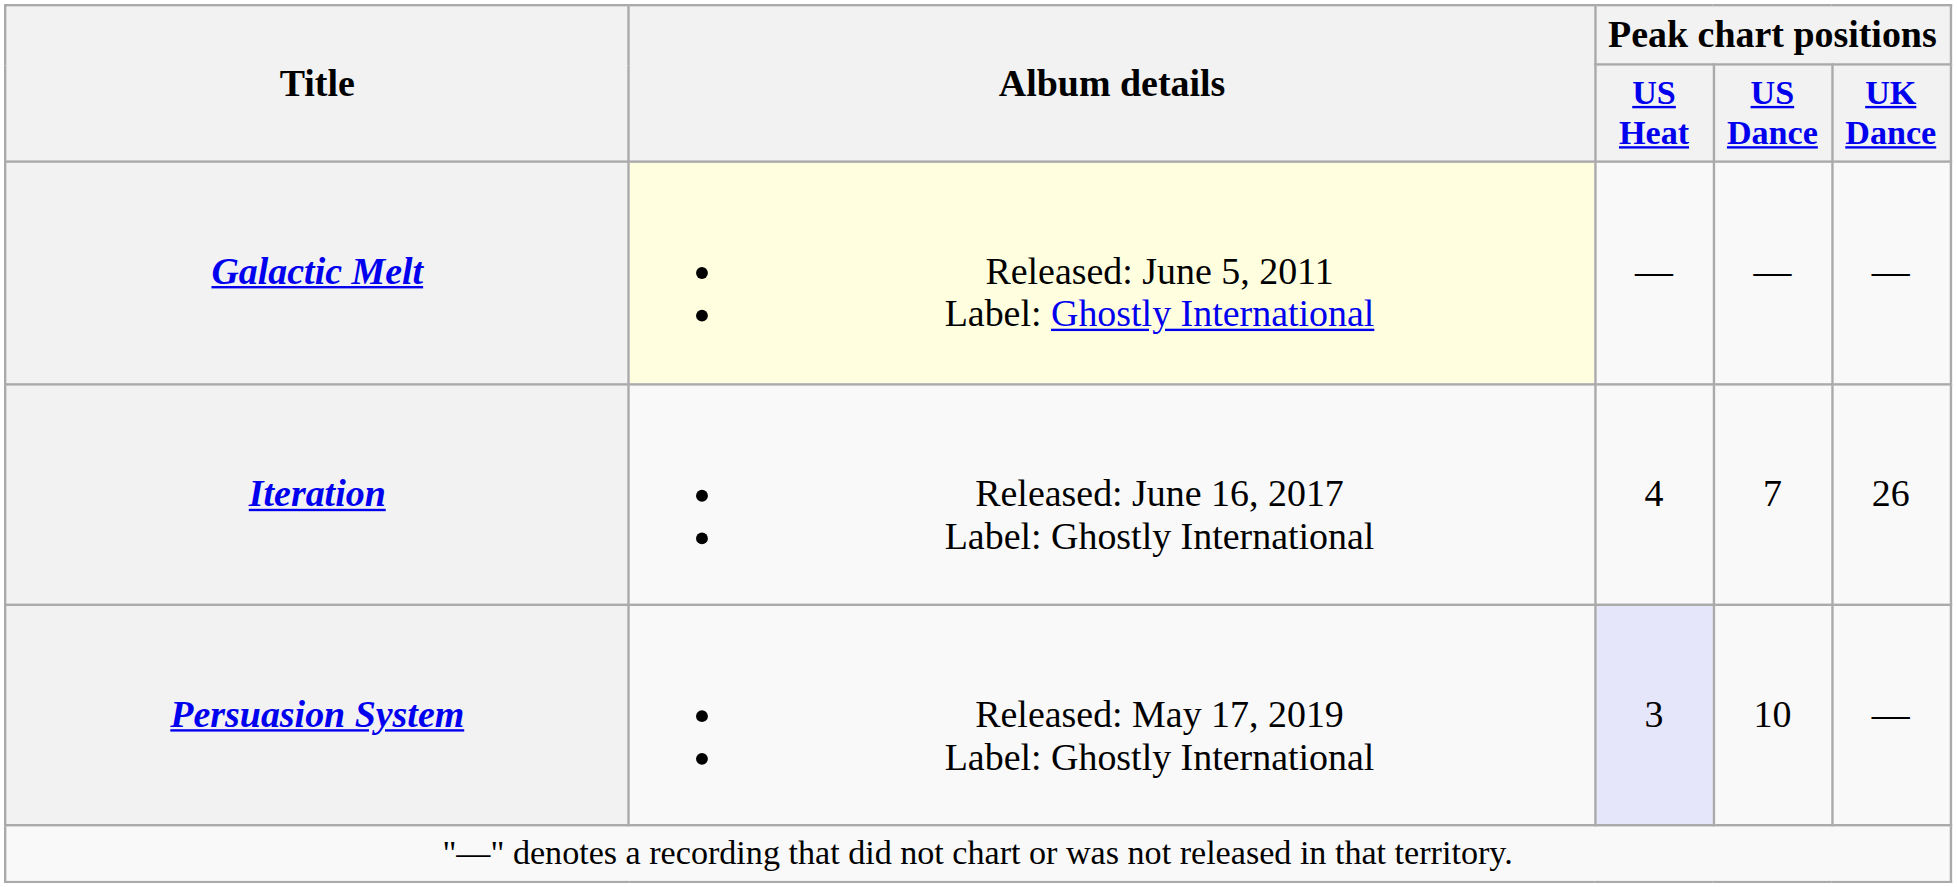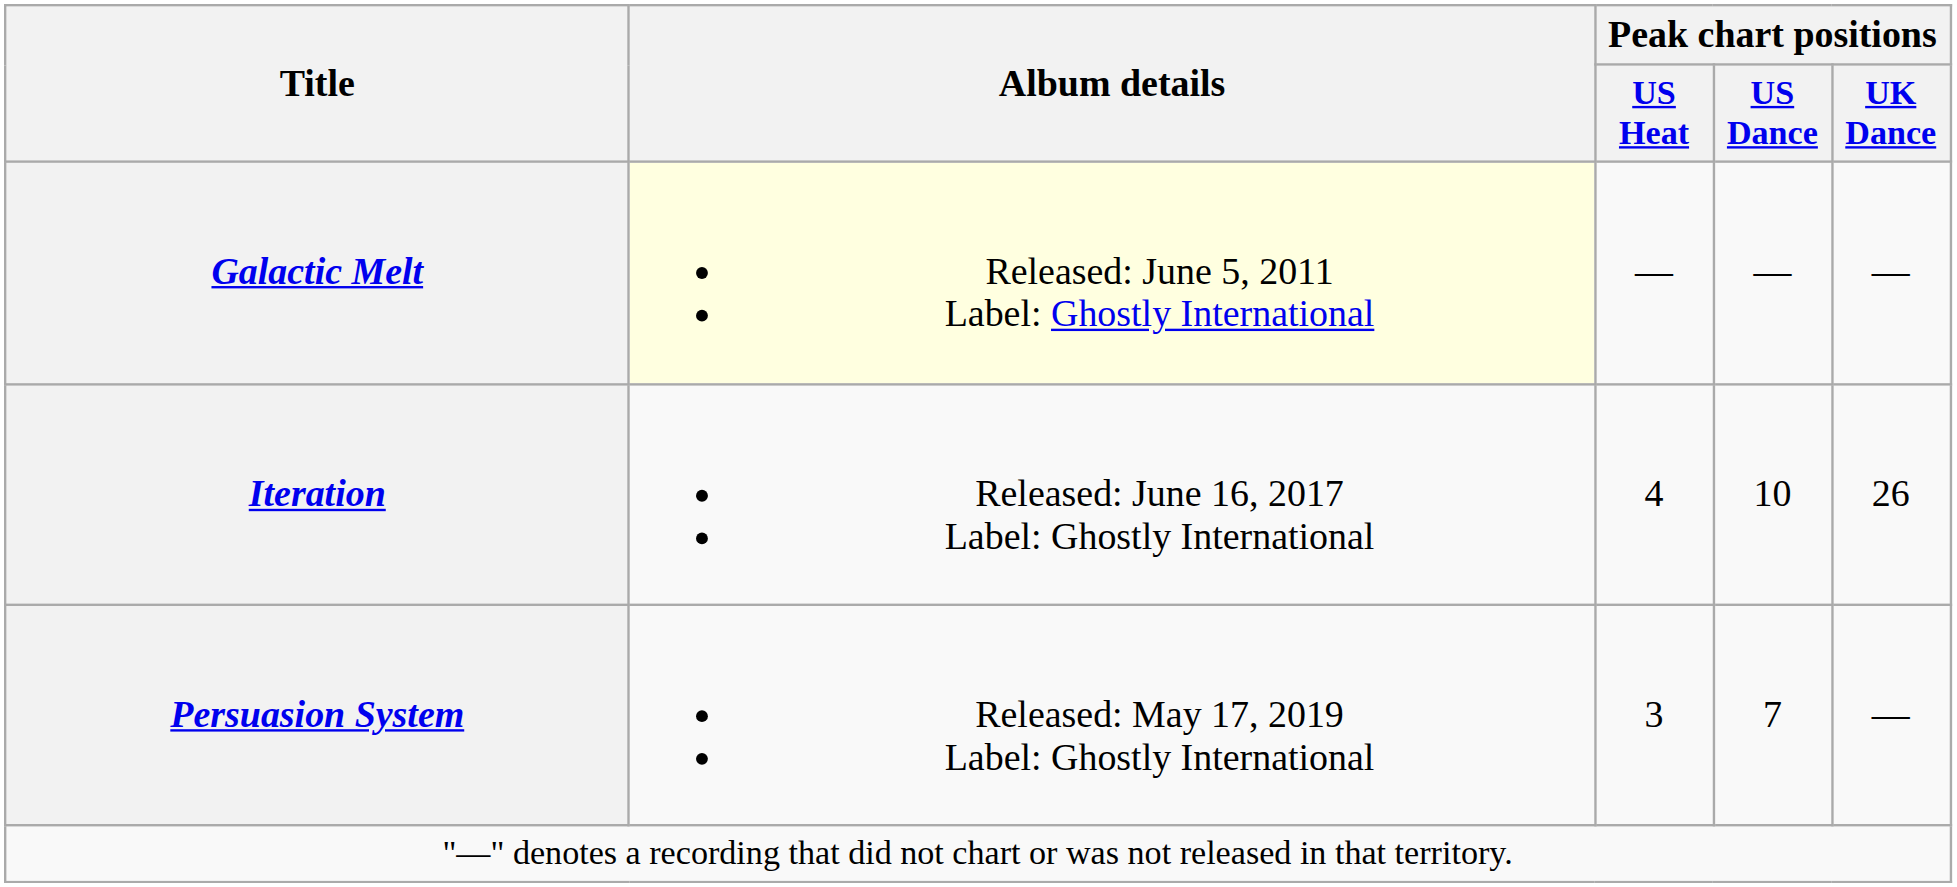(1772, 493) 7 -> (1772, 493) 10
(1654, 714) lavender background -> (1654, 714) no background
(1772, 714) 10 -> (1772, 714) 7
